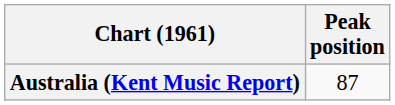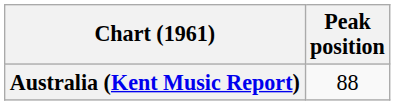(347, 81) 87 -> (347, 81) 88
